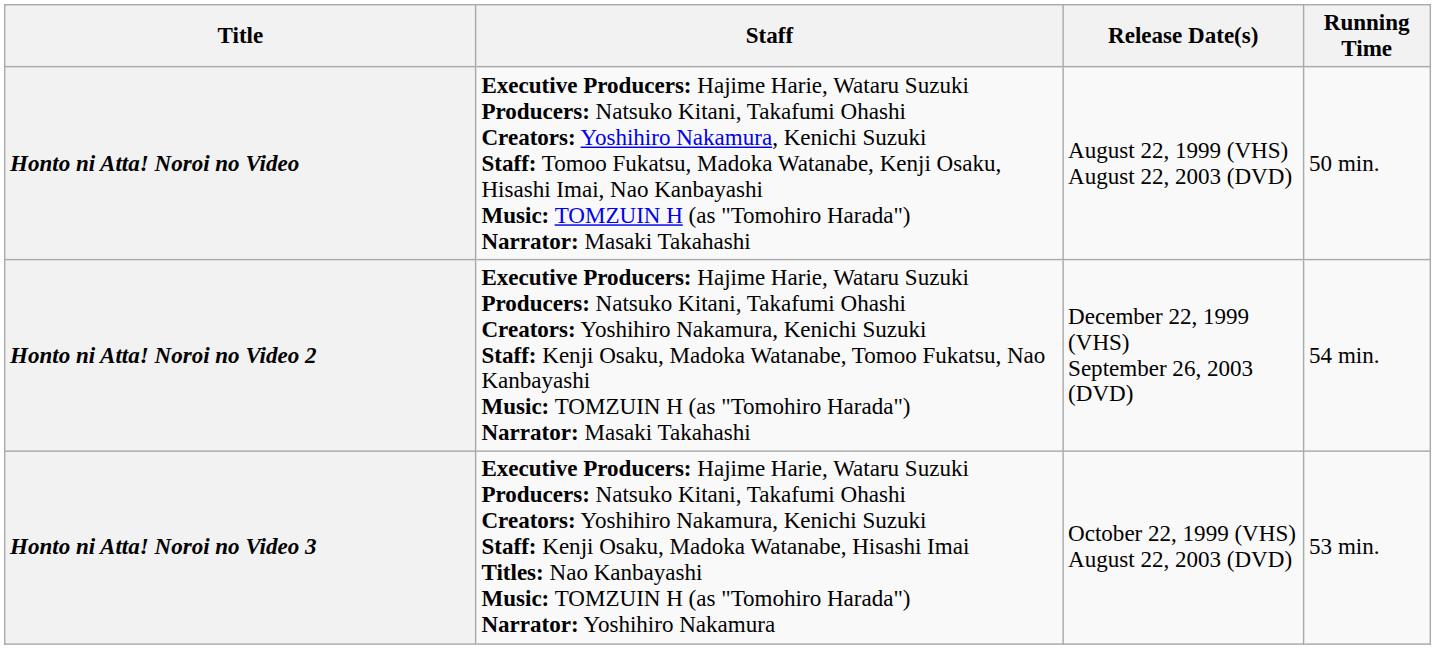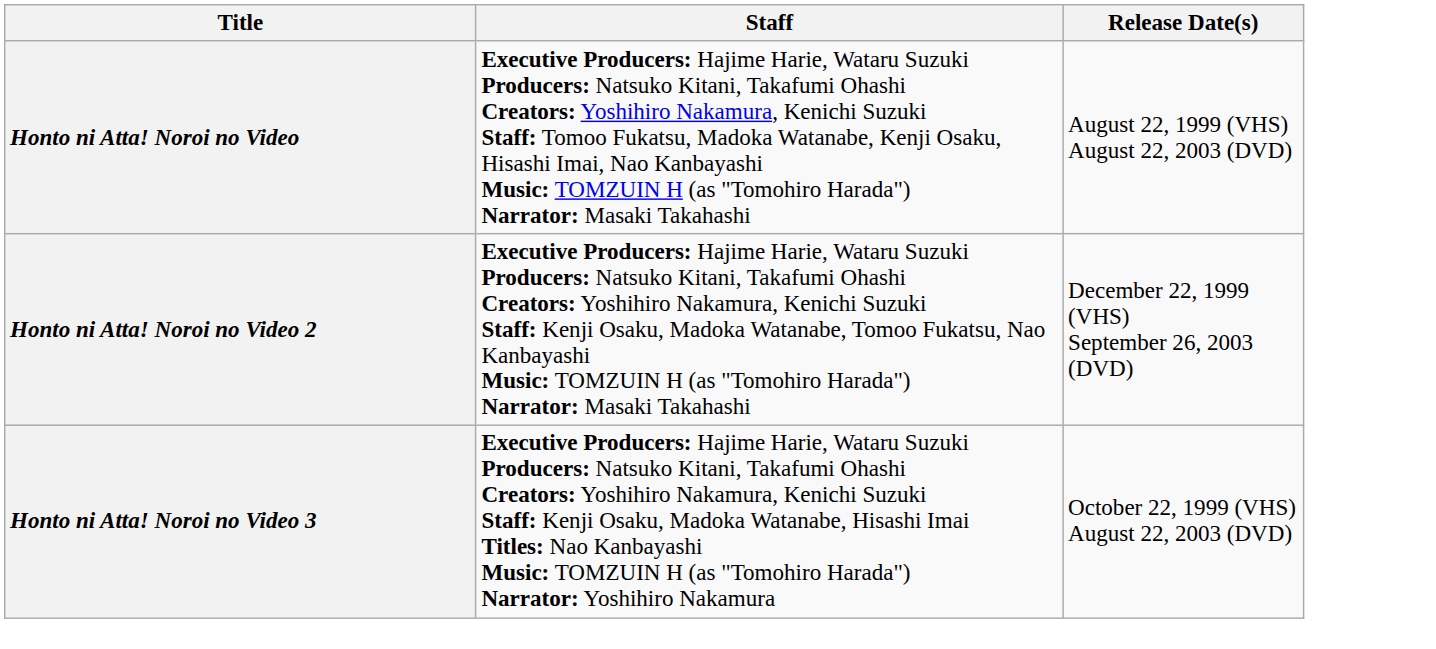- column: (1367, 35)
